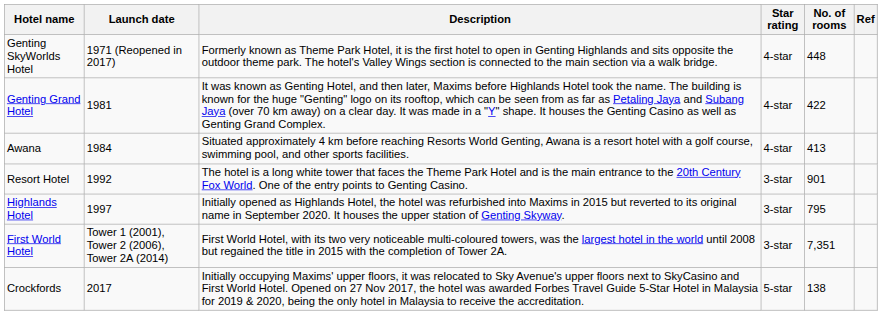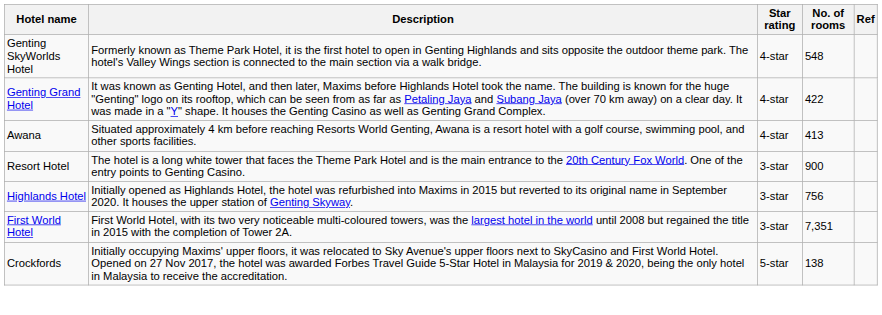- column: (142, 19)
(816, 56) 448 -> (814, 56) 548
(816, 178) 901 -> (814, 166) 900
(816, 209) 795 -> (814, 196) 756
